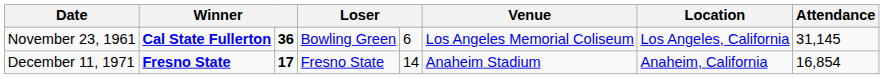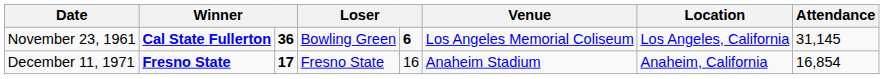(407, 39) normal -> (407, 39) bold
(411, 62) 14 -> (411, 62) 16
